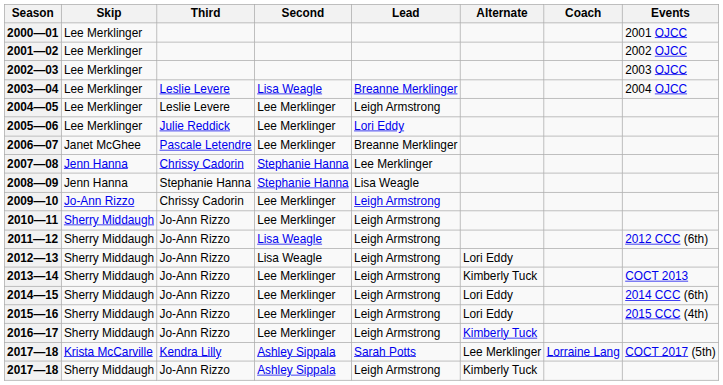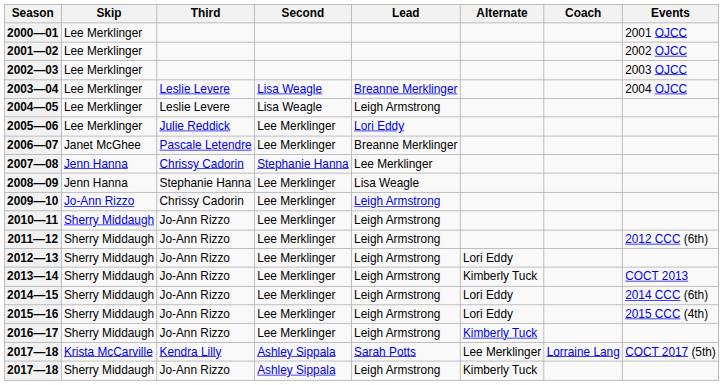(296, 107) Lee Merklinger -> (290, 107) Lisa Weagle
(303, 182) Stephanie Hanna -> (296, 182) Lee Merklinger
(290, 239) Lisa Weagle -> (296, 239) Lee Merklinger
(290, 257) Lisa Weagle -> (296, 257) Lee Merklinger
